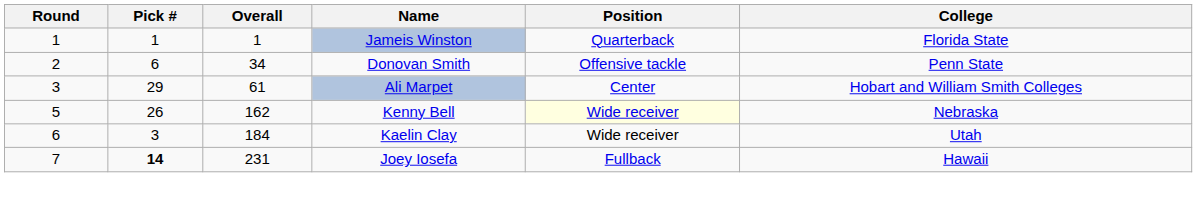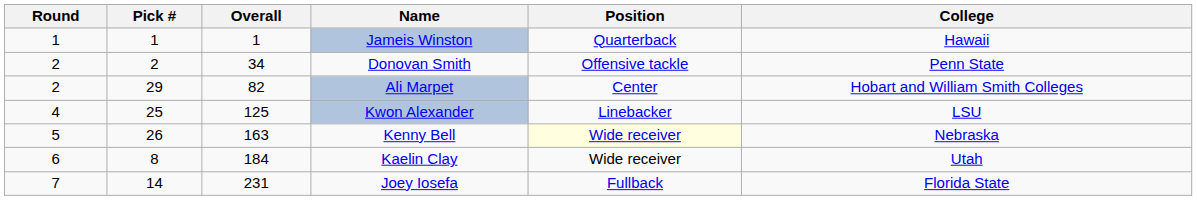(966, 40) Florida State -> (967, 40) Hawaii
(155, 64) 6 -> (154, 64) 2
(56, 87) 3 -> (56, 87) 2
(257, 87) 61 -> (256, 87) 82
+ row: (419, 111)
(257, 111) 162 -> (256, 135) 163
(155, 135) 3 -> (154, 159) 8
(155, 159) bold -> (154, 183) normal
(966, 159) Hawaii -> (967, 183) Florida State
